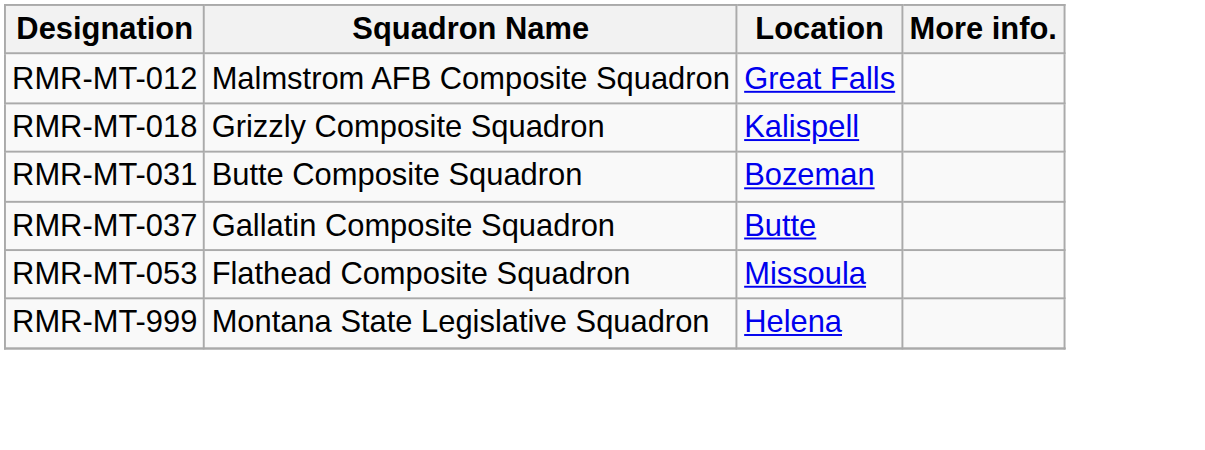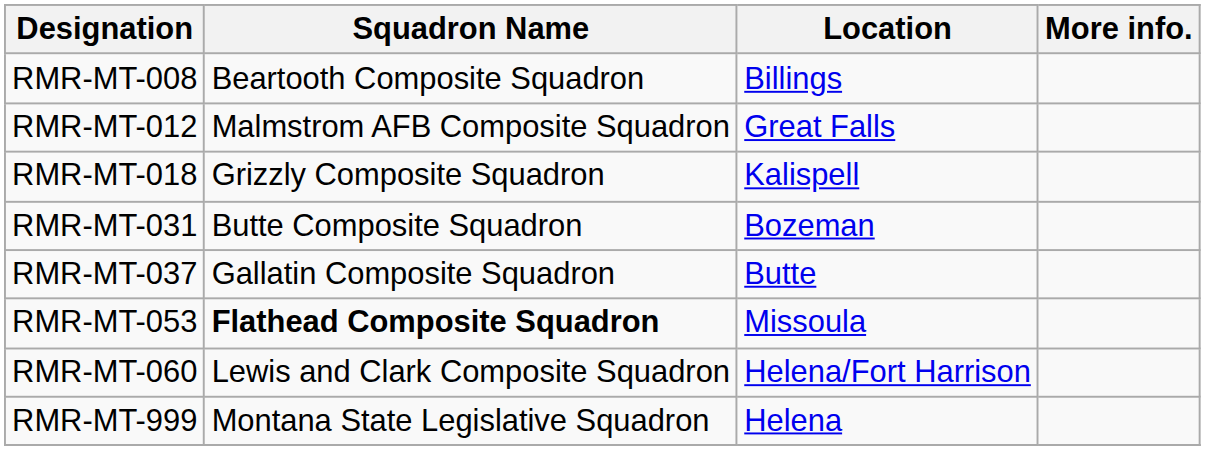+ row: (105, 77)
(421, 273) normal -> (436, 322) bold
+ row: (105, 371)
